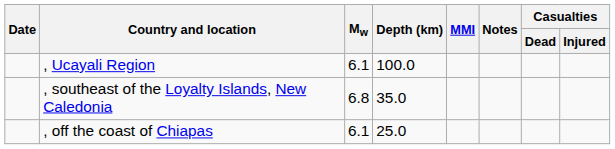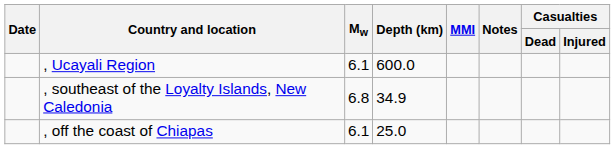(396, 65) 100.0 -> (396, 65) 600.0
(391, 98) 35.0 -> (391, 98) 34.9
